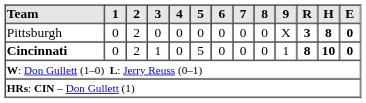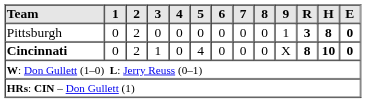(286, 32) X -> (286, 32) 1
(201, 51) 5 -> (201, 51) 4
(286, 51) 1 -> (286, 51) X
